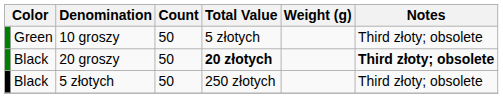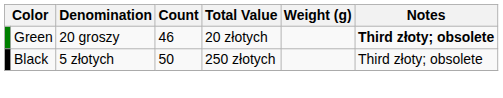- row: (89, 37)
(31, 59) Black -> (33, 37) Green
(166, 59) 50 -> (166, 37) 46
(239, 59) bold -> (236, 37) normal
